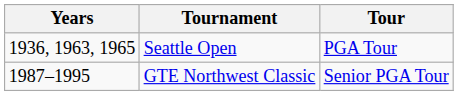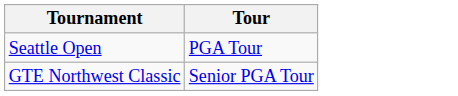- column: (72, 18)
